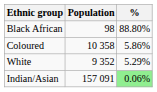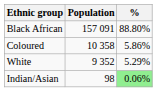(109, 29) 98 -> (98, 29) 157 091
(98, 79) 157 091 -> (109, 79) 98
